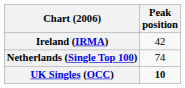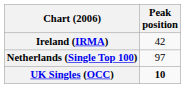(160, 58) 74 -> (160, 58) 97
